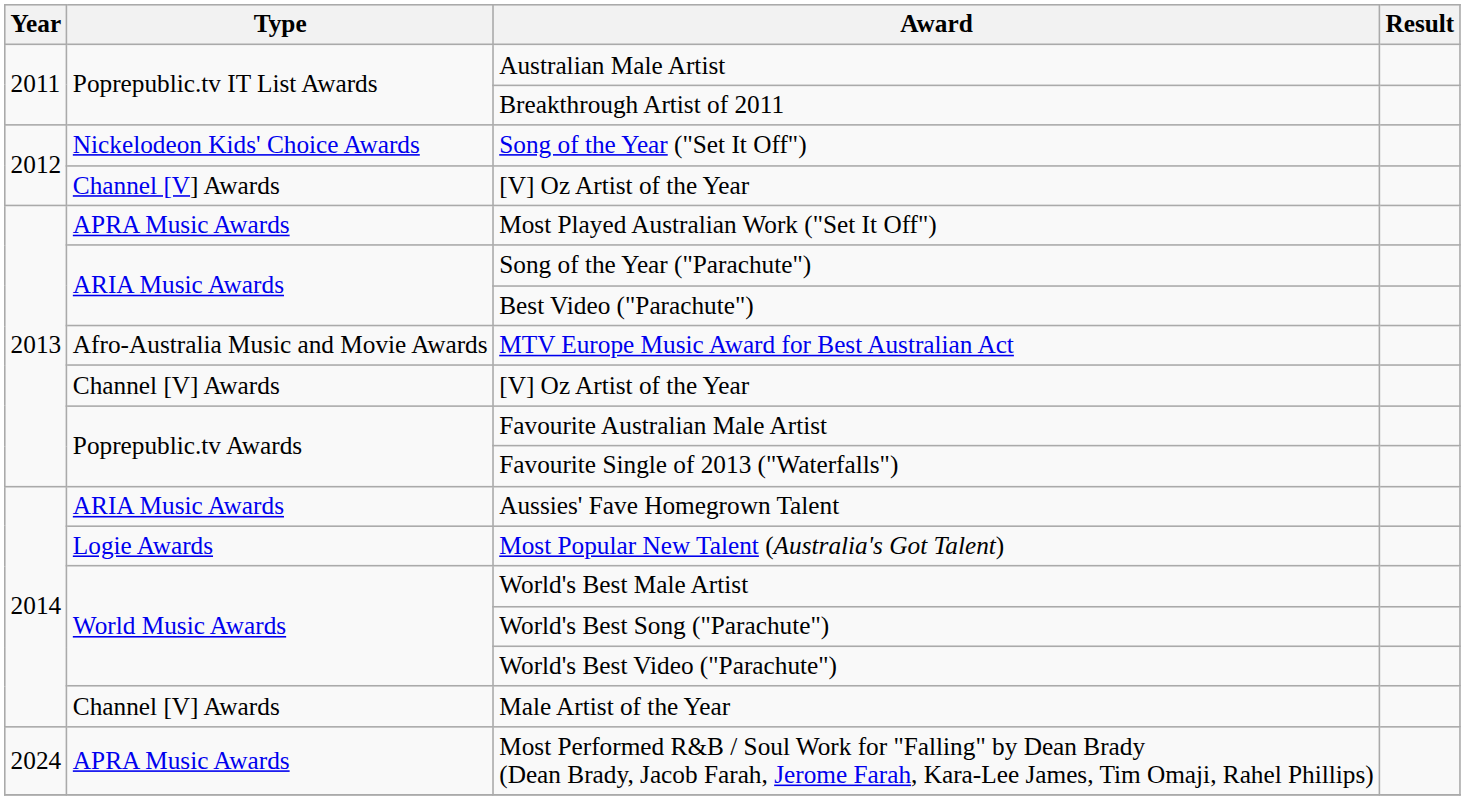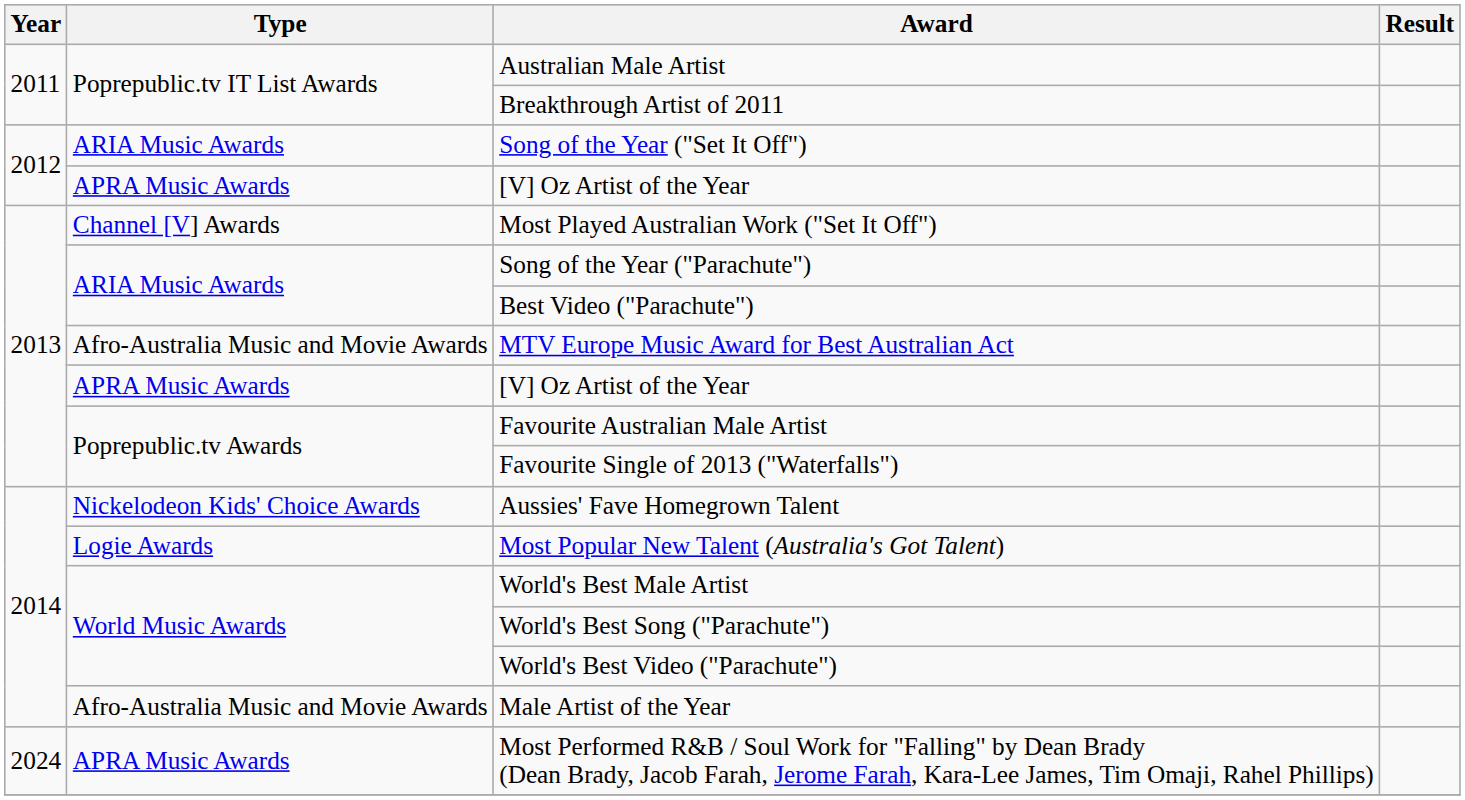(246, 144) Nickelodeon Kids' Choice Awards -> (178, 144) ARIA Music Awards
(176, 184) Channel [V] Awards -> (181, 184) APRA Music Awards
(181, 225) APRA Music Awards -> (176, 225) Channel [V] Awards
(176, 385) Channel [V] Awards -> (181, 385) APRA Music Awards
(178, 505) ARIA Music Awards -> (246, 505) Nickelodeon Kids' Choice Awards
(176, 706) Channel [V] Awards -> (280, 706) Afro-Australia Music and Movie Awards
